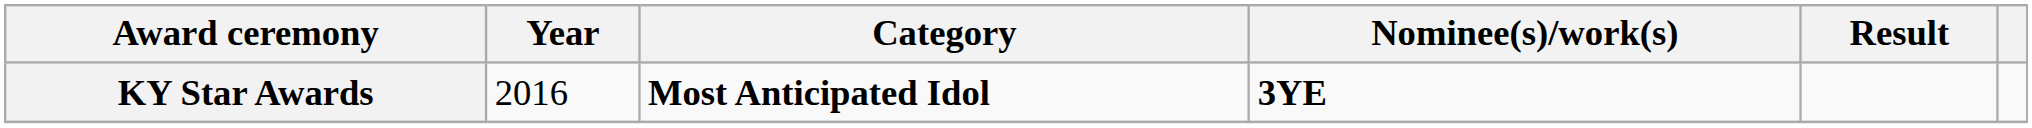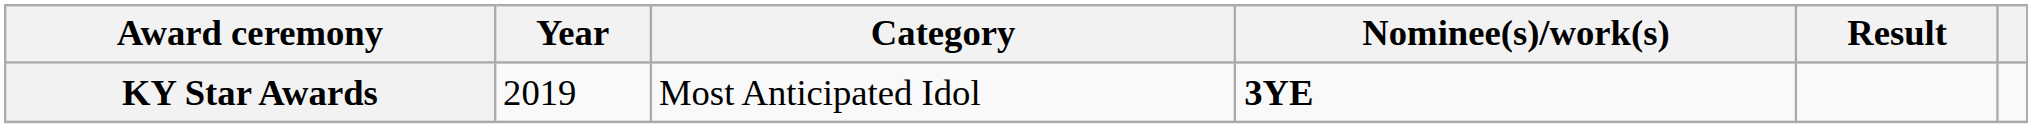(531, 91) 2016 -> (540, 91) 2019
(819, 91) bold -> (820, 91) normal
